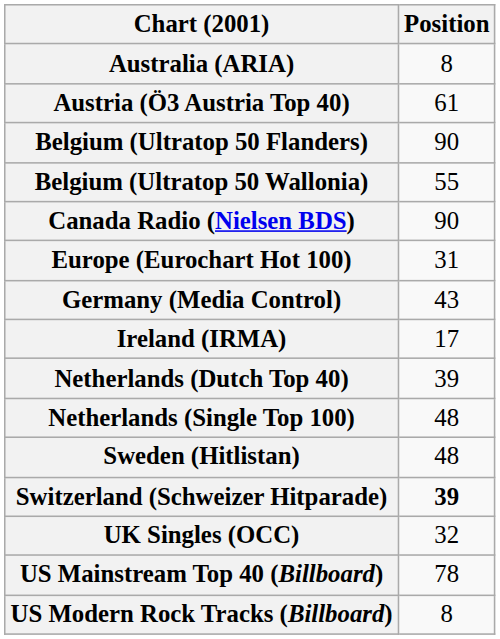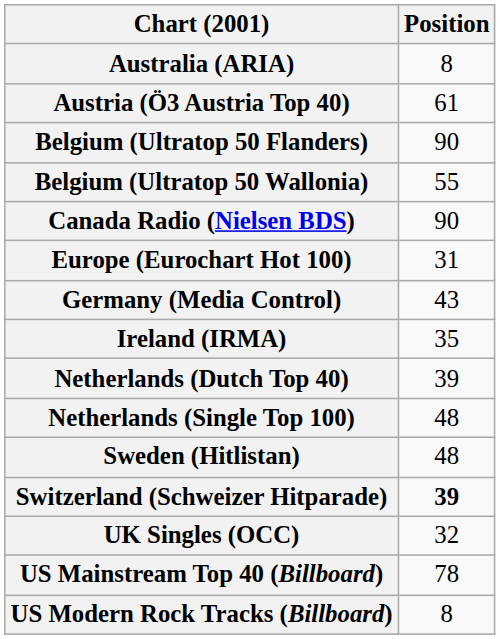(447, 338) 17 -> (447, 338) 35
